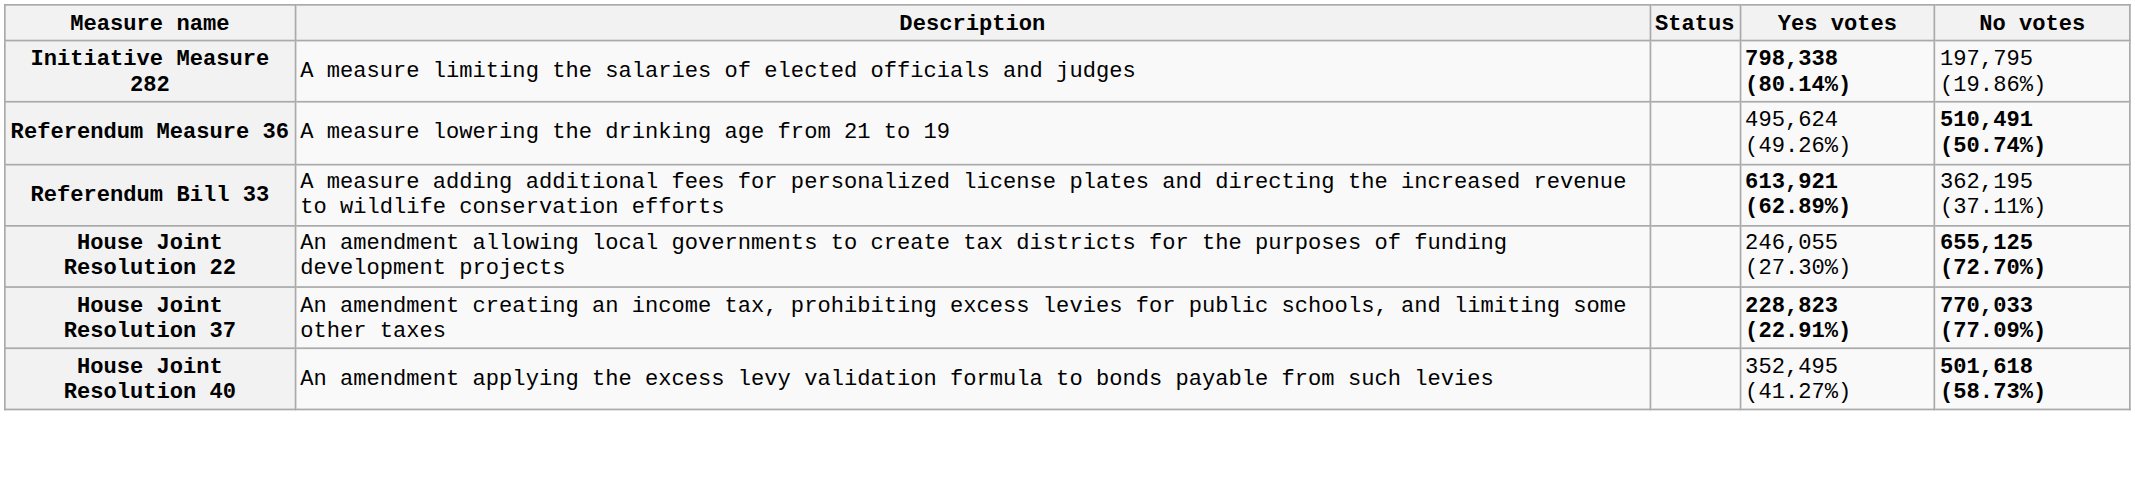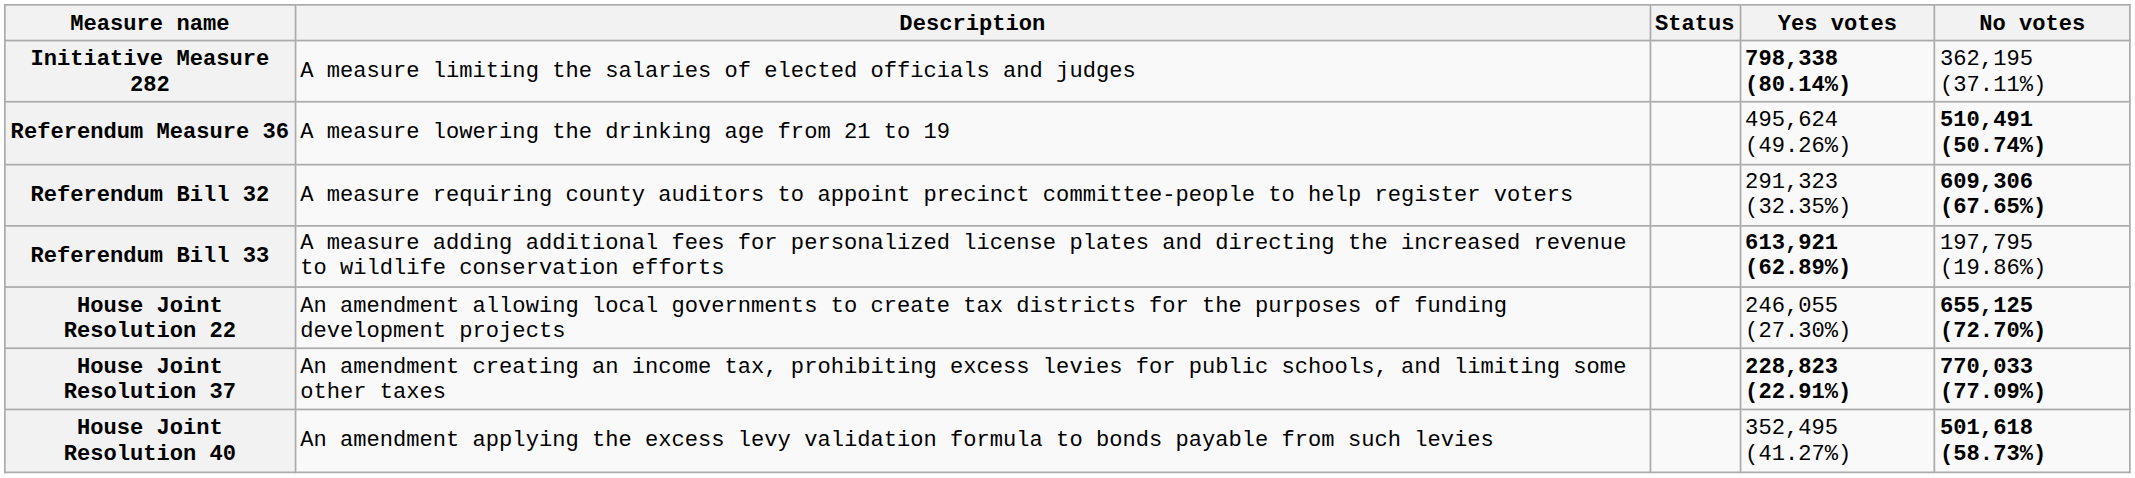(1993, 72) 197,795 (19.86%) -> (1993, 72) 362,195 (37.11%)
+ row: (150, 195)
(1993, 195) 362,195 (37.11%) -> (1993, 256) 197,795 (19.86%)
